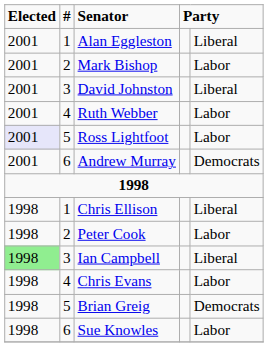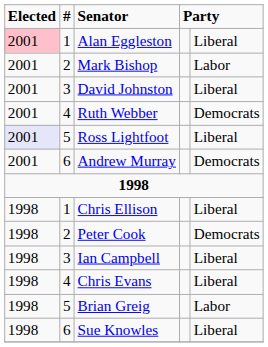(23, 40) no background -> (23, 40) pink background
(212, 113) Labor -> (227, 113) Democrats
(212, 137) Labor -> (216, 137) Liberal
(212, 233) Labor -> (227, 233) Democrats
(23, 257) lightgreen background -> (23, 257) no background
(212, 281) Labor -> (216, 281) Liberal
(227, 306) Democrats -> (212, 306) Labor
(212, 330) Labor -> (216, 330) Liberal
